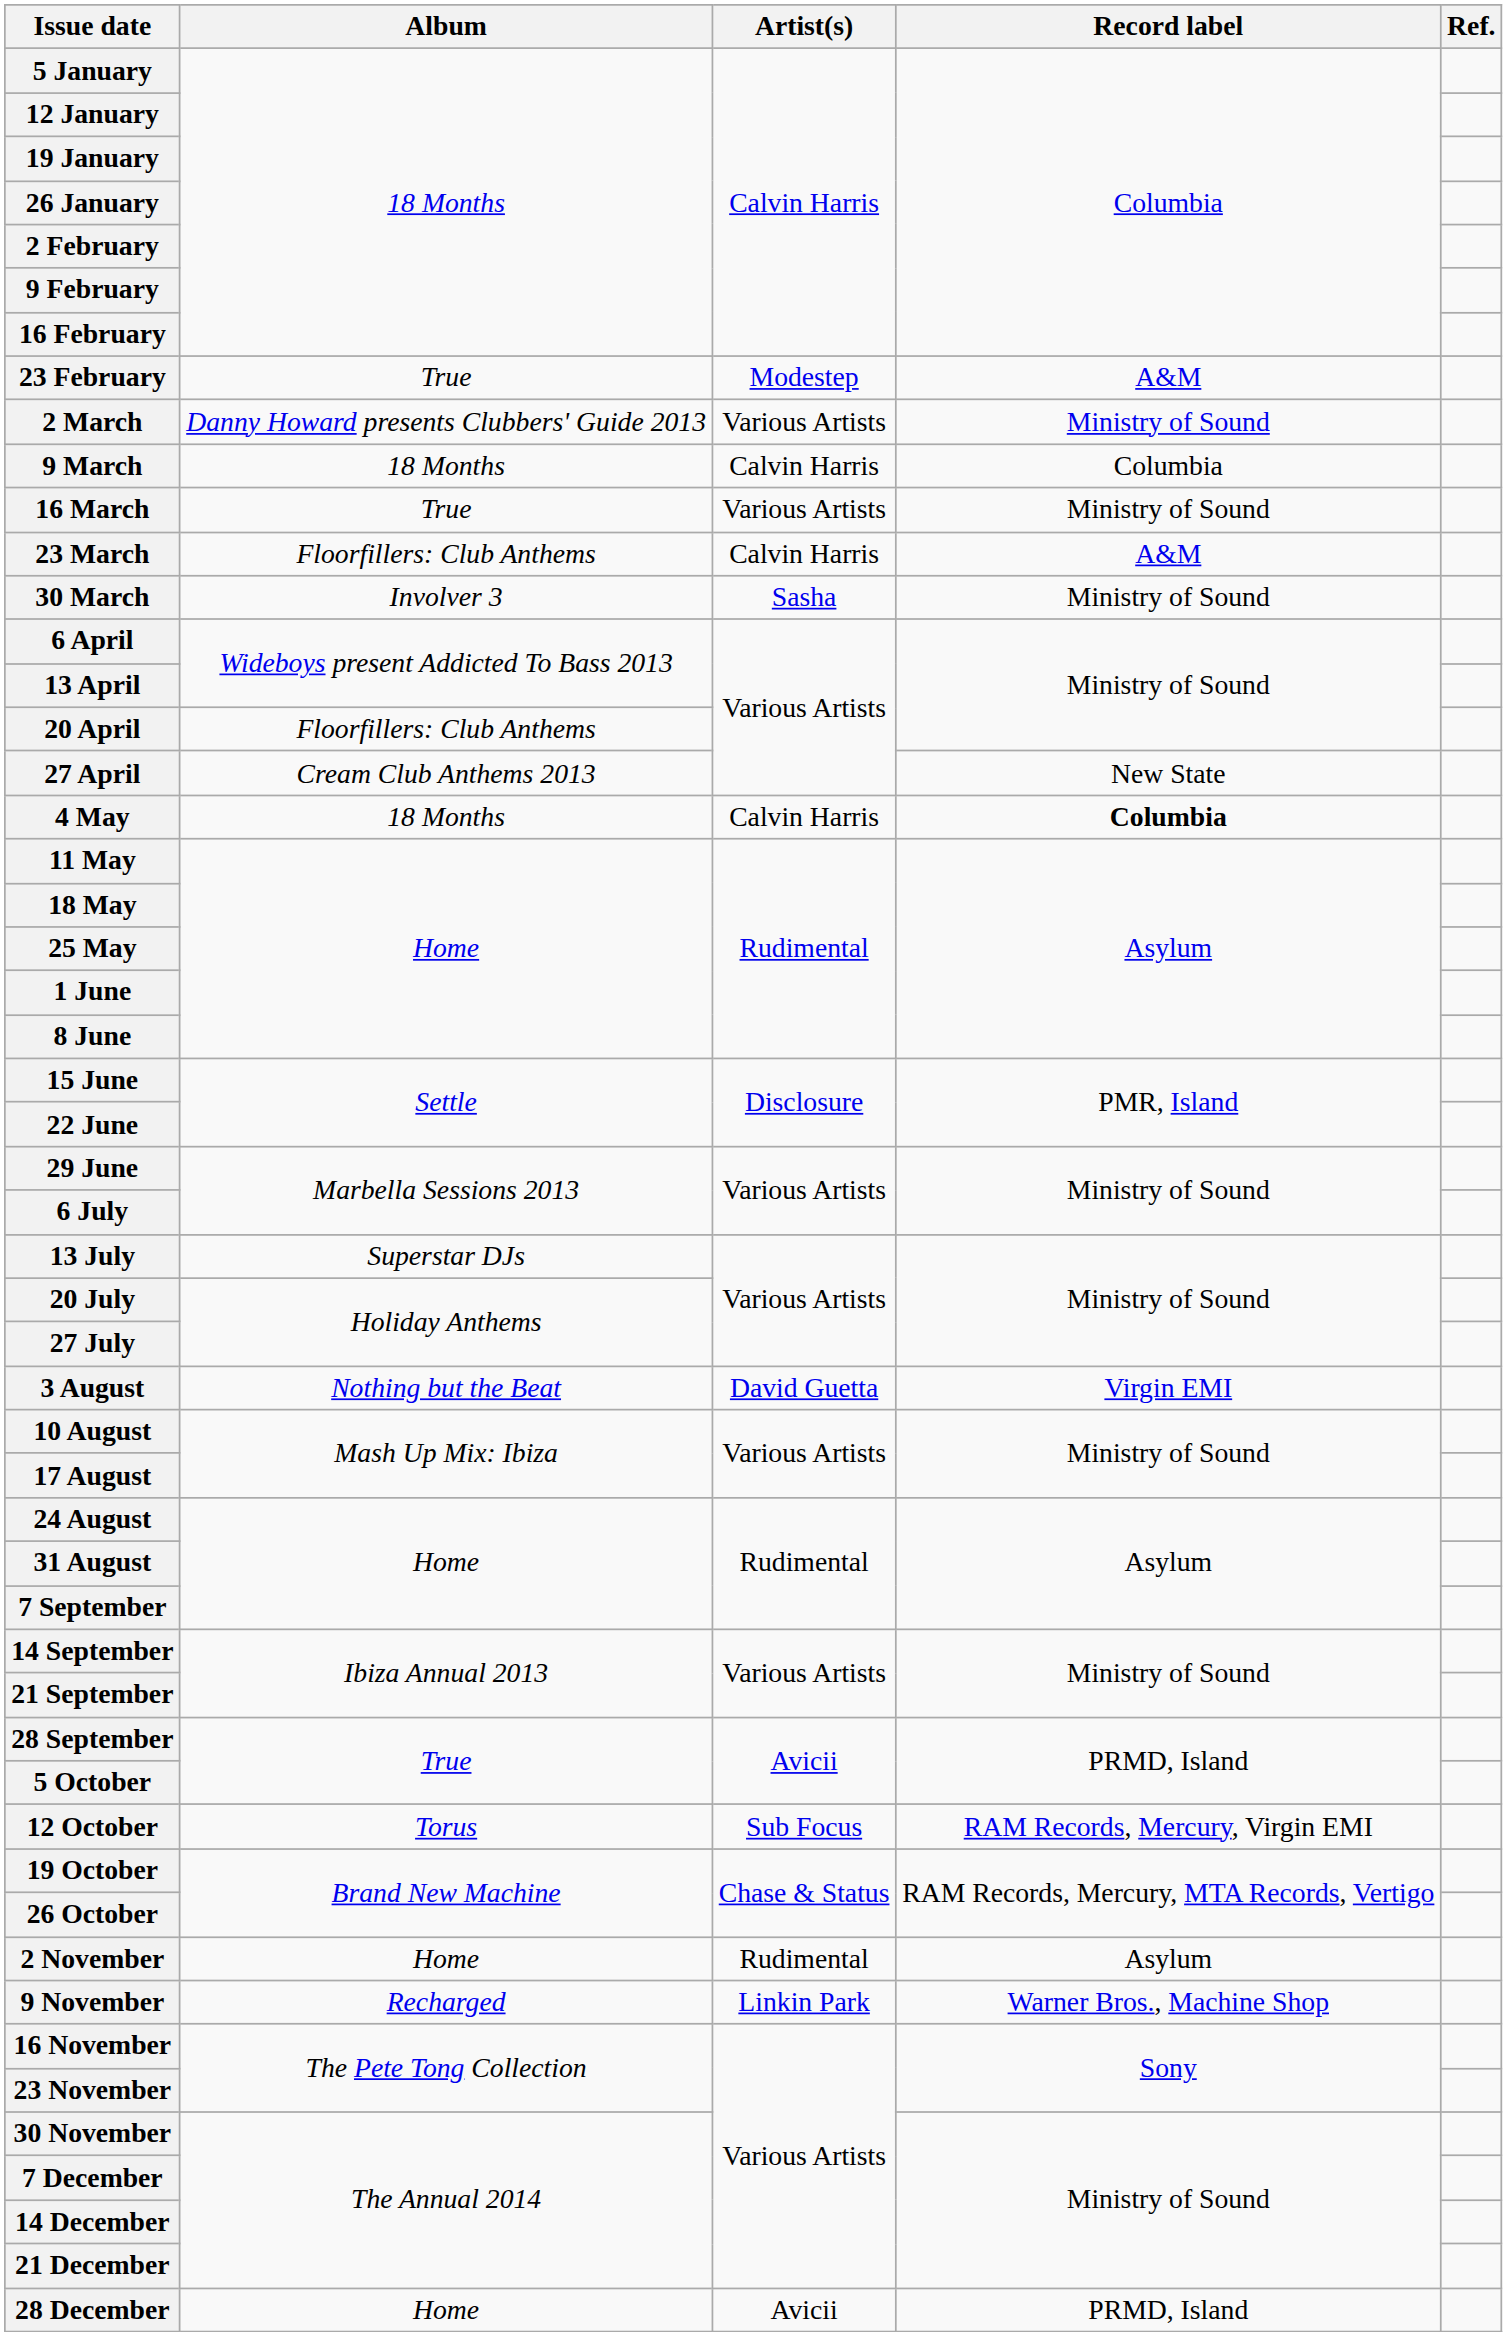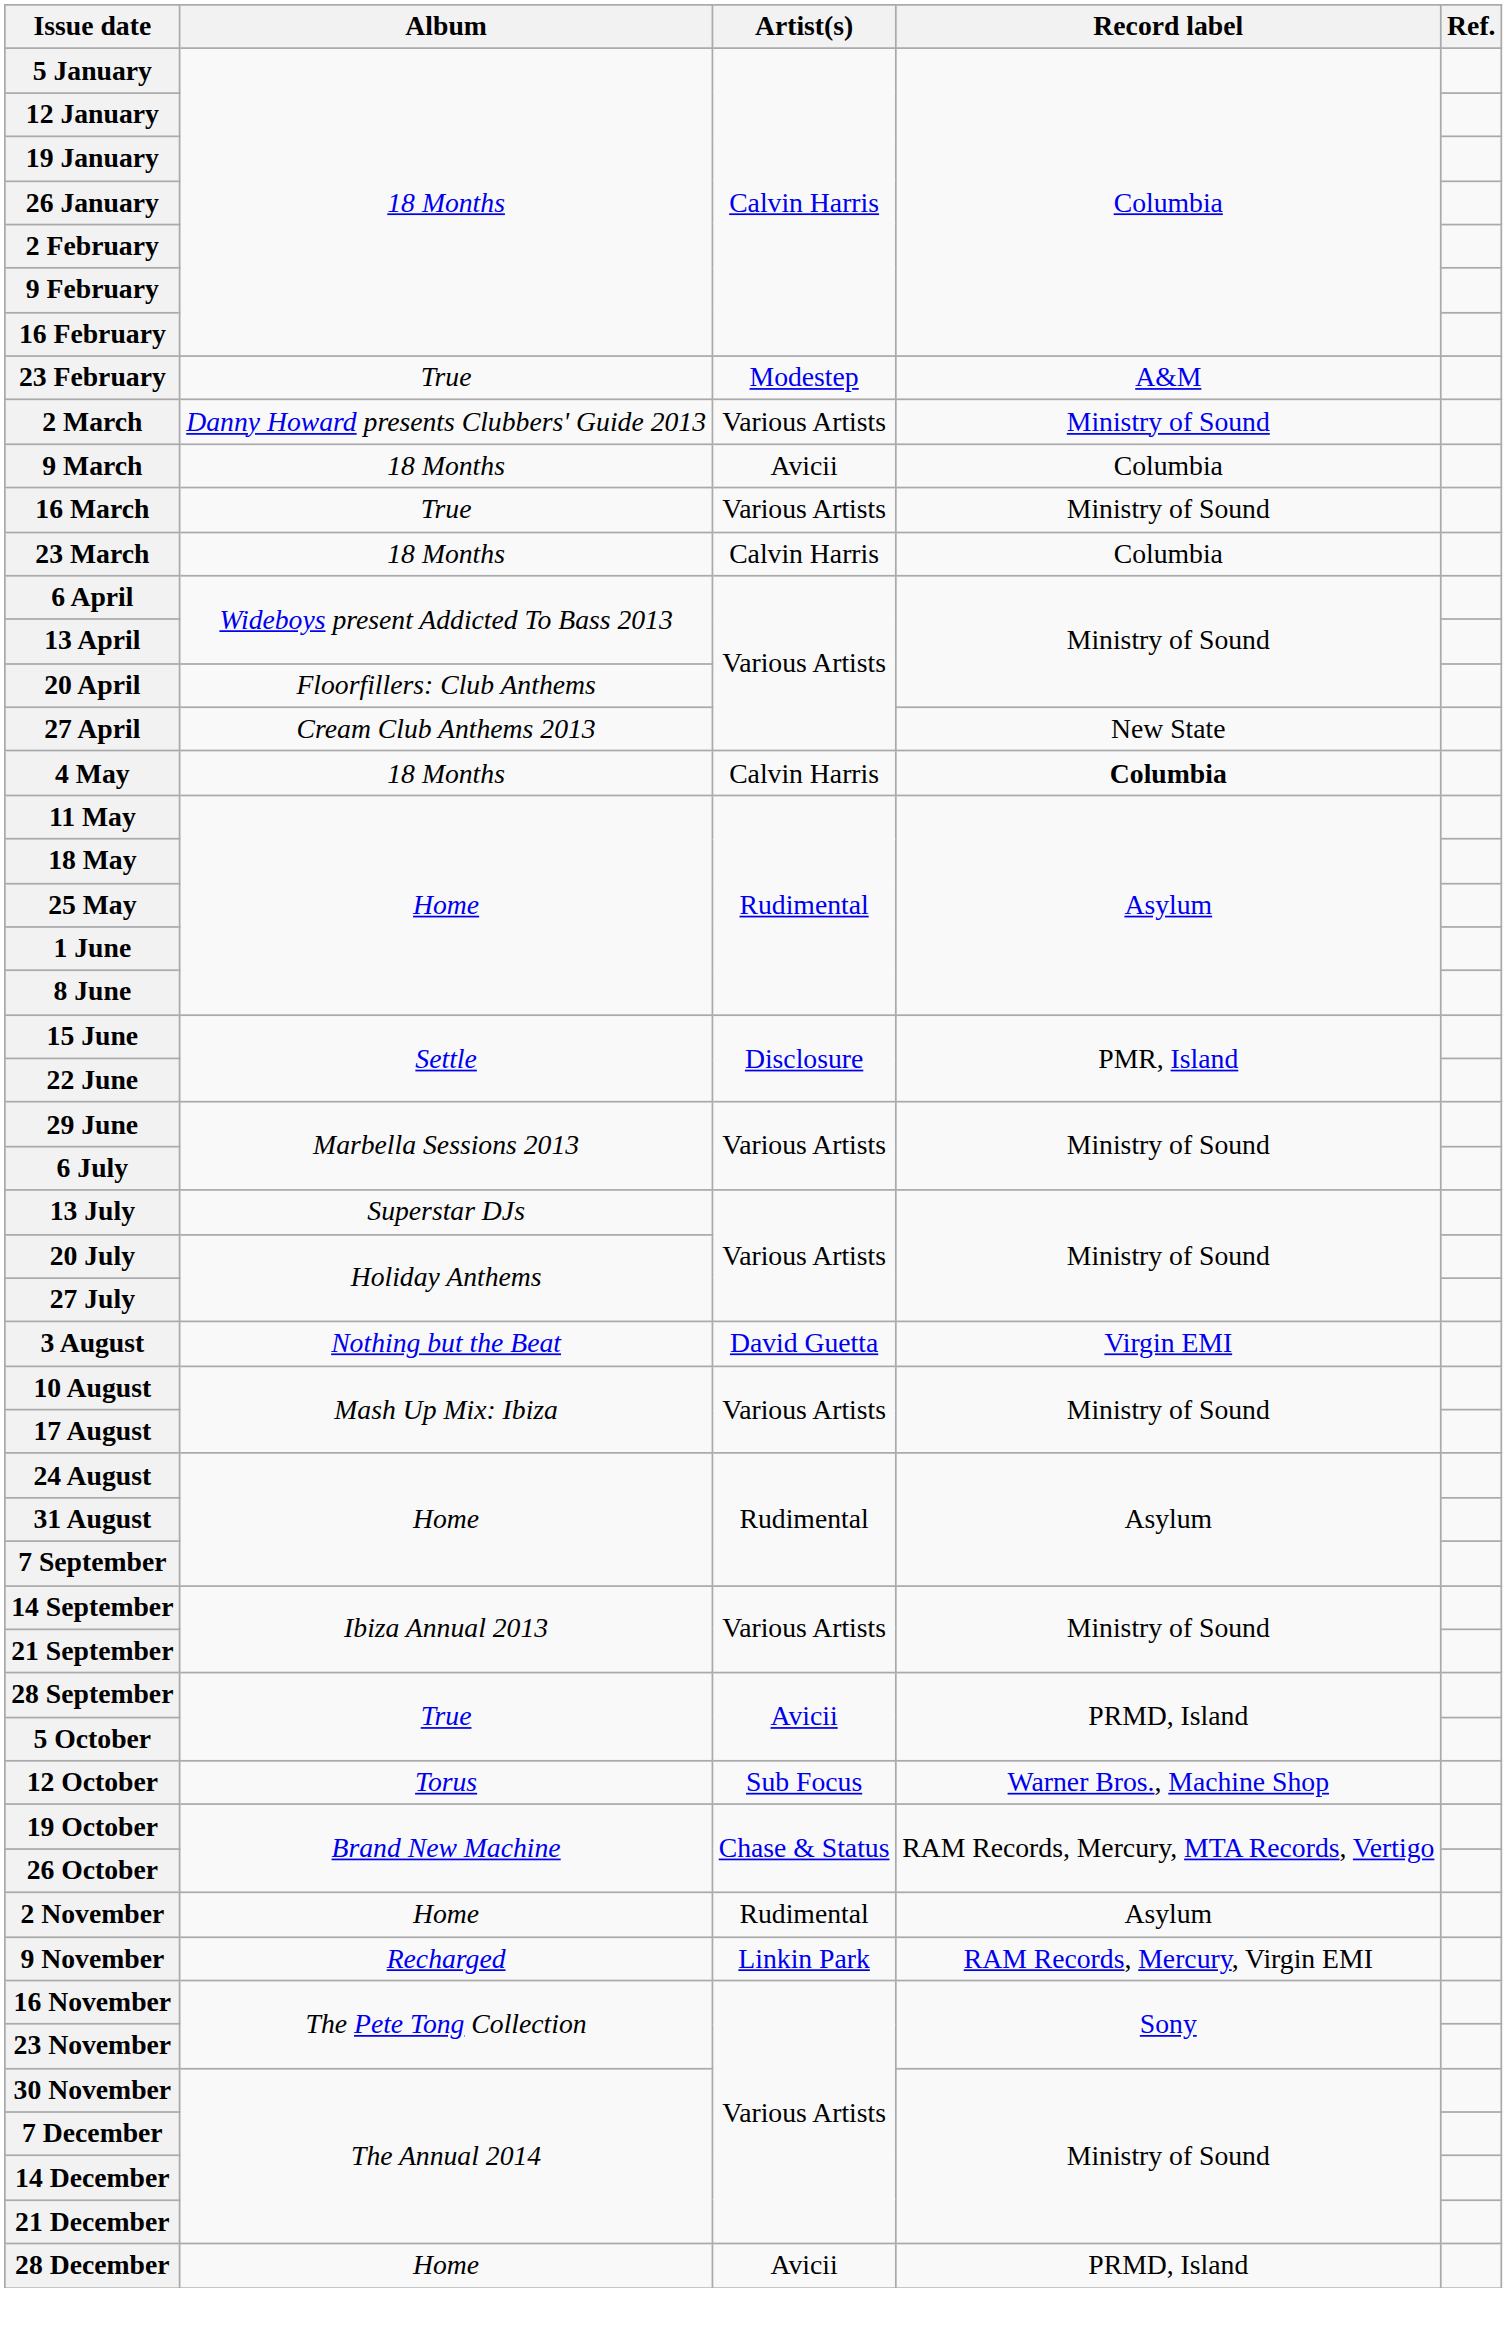(804, 465) Calvin Harris -> (804, 465) Avicii
(446, 553) Floorfillers: Club Anthems -> (446, 553) 18 Months
(1168, 553) A&M -> (1168, 553) Columbia
- row: (92, 597)
(1168, 1826) RAM Records, Mercury, Virgin EMI -> (1168, 1782) Warner Bros., Machine Shop
(1168, 2001) Warner Bros., Machine Shop -> (1168, 1957) RAM Records, Mercury, Virgin EMI
